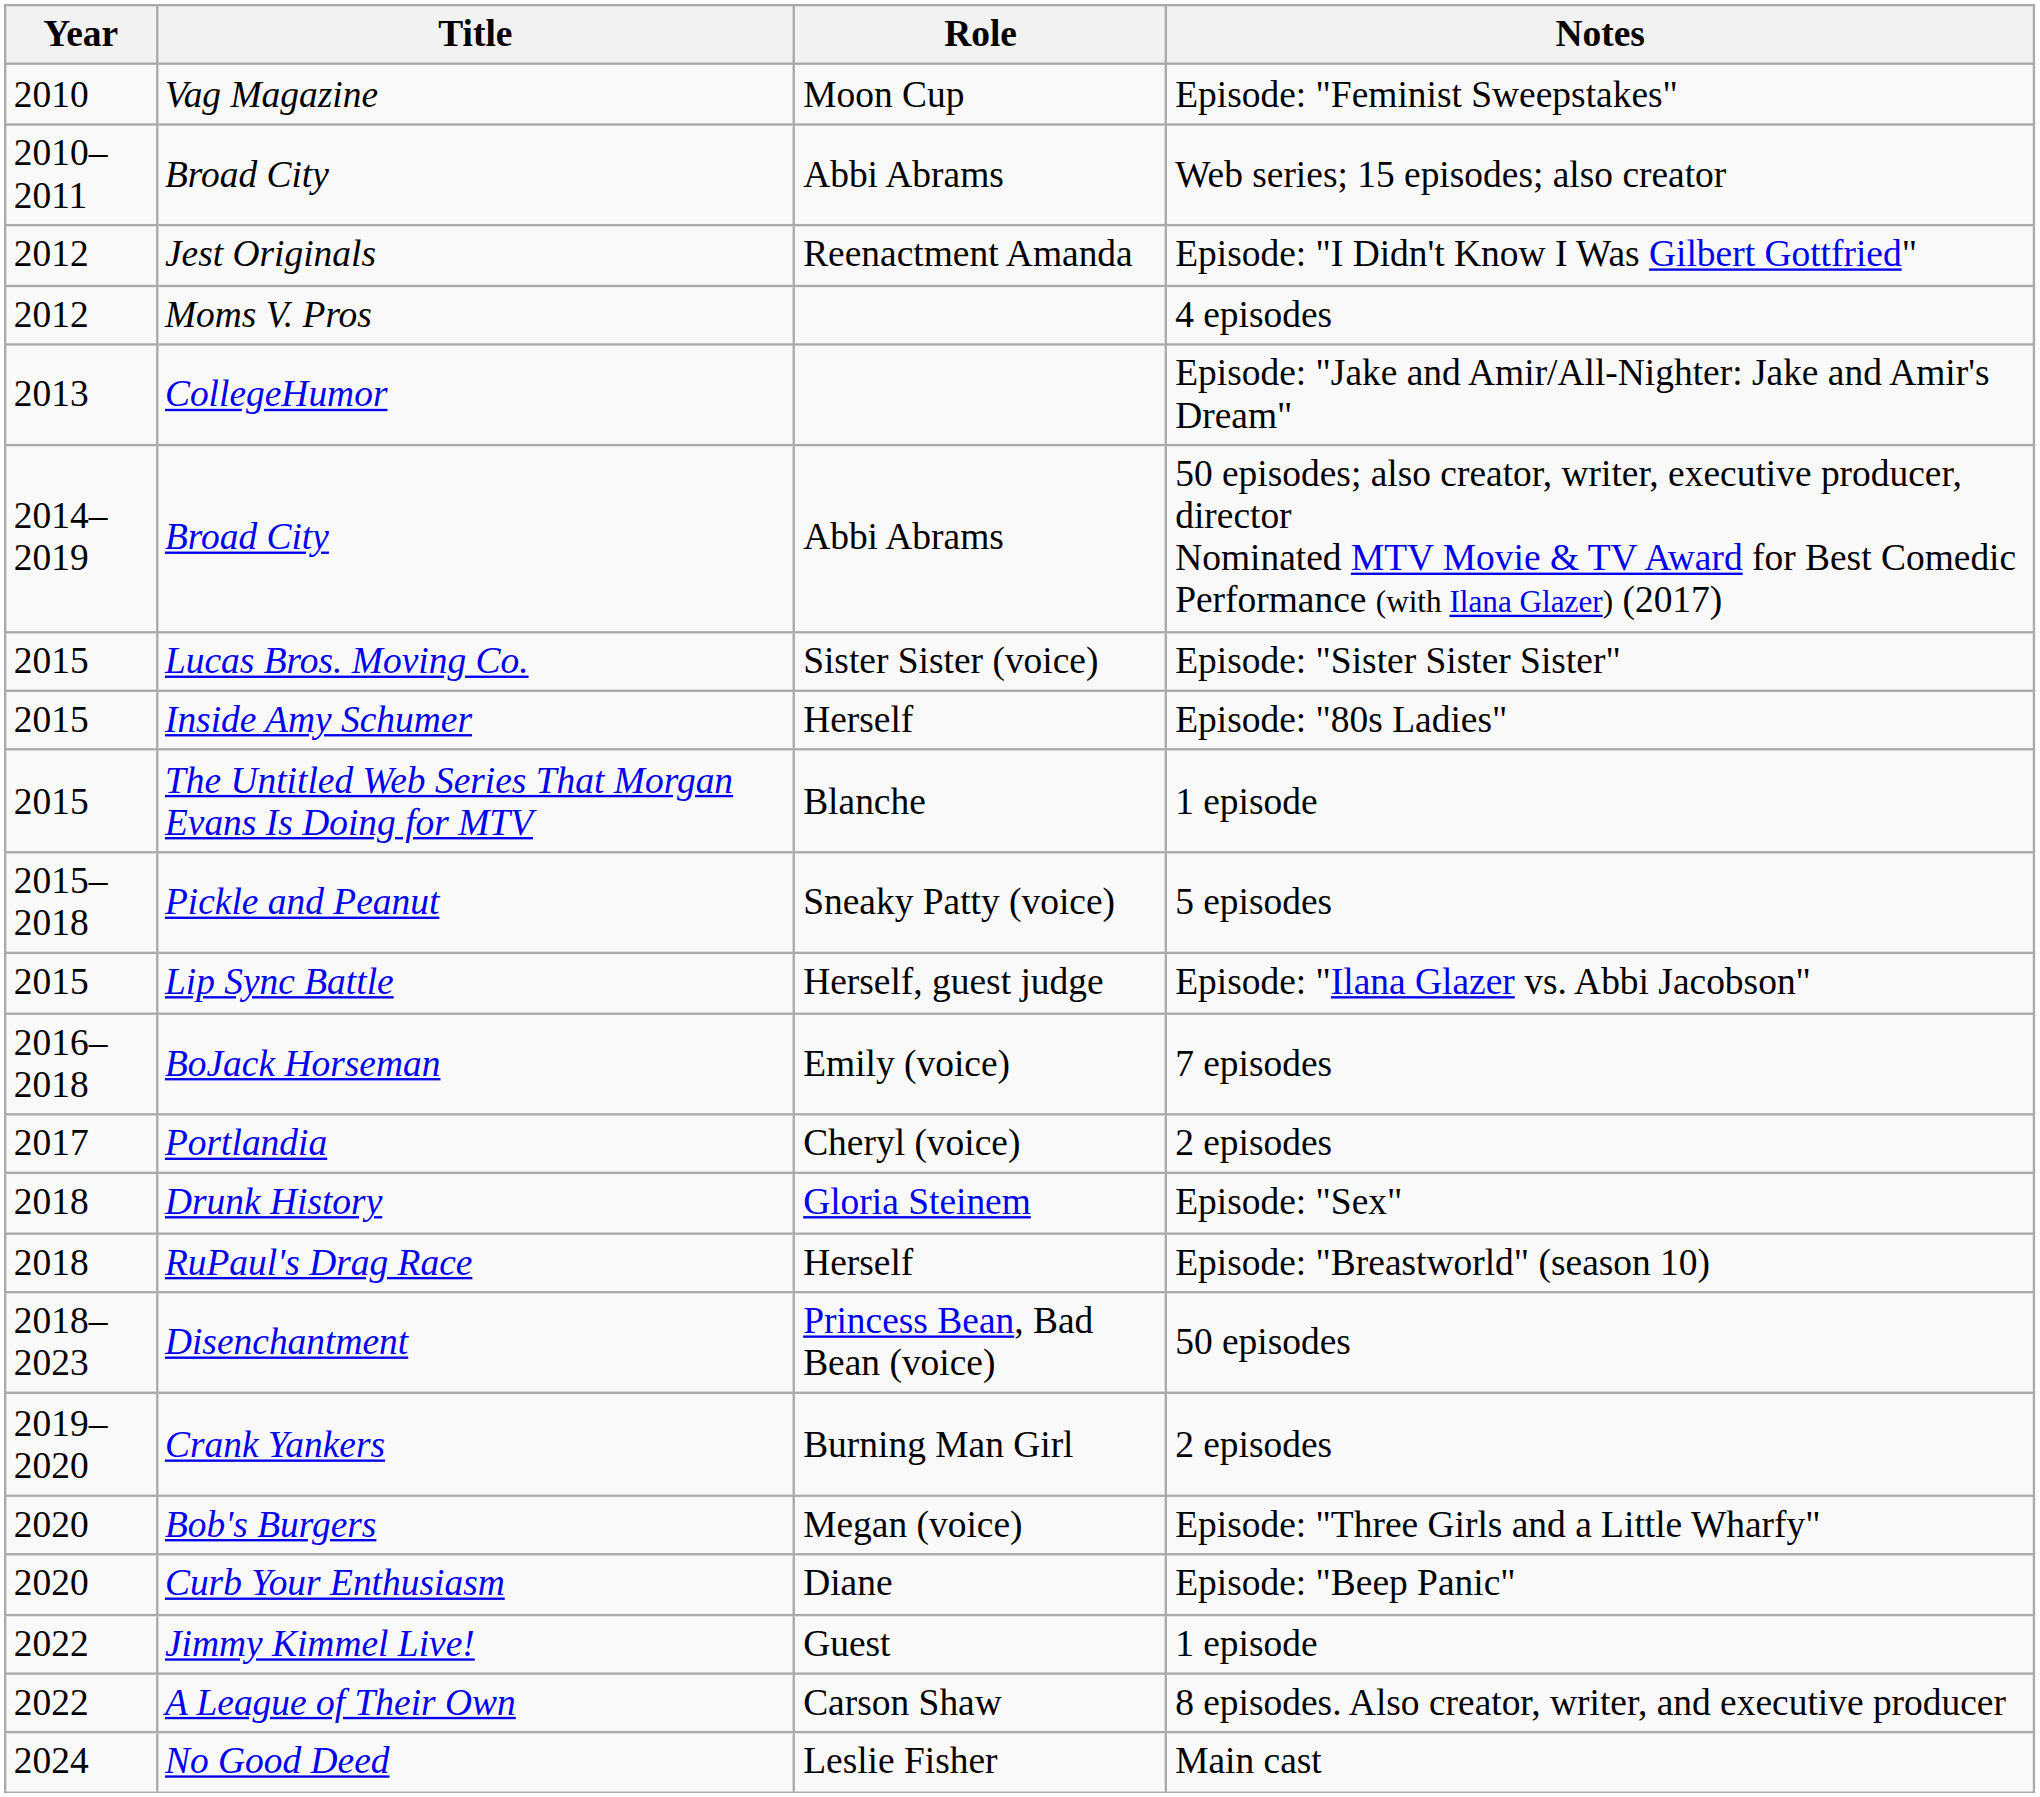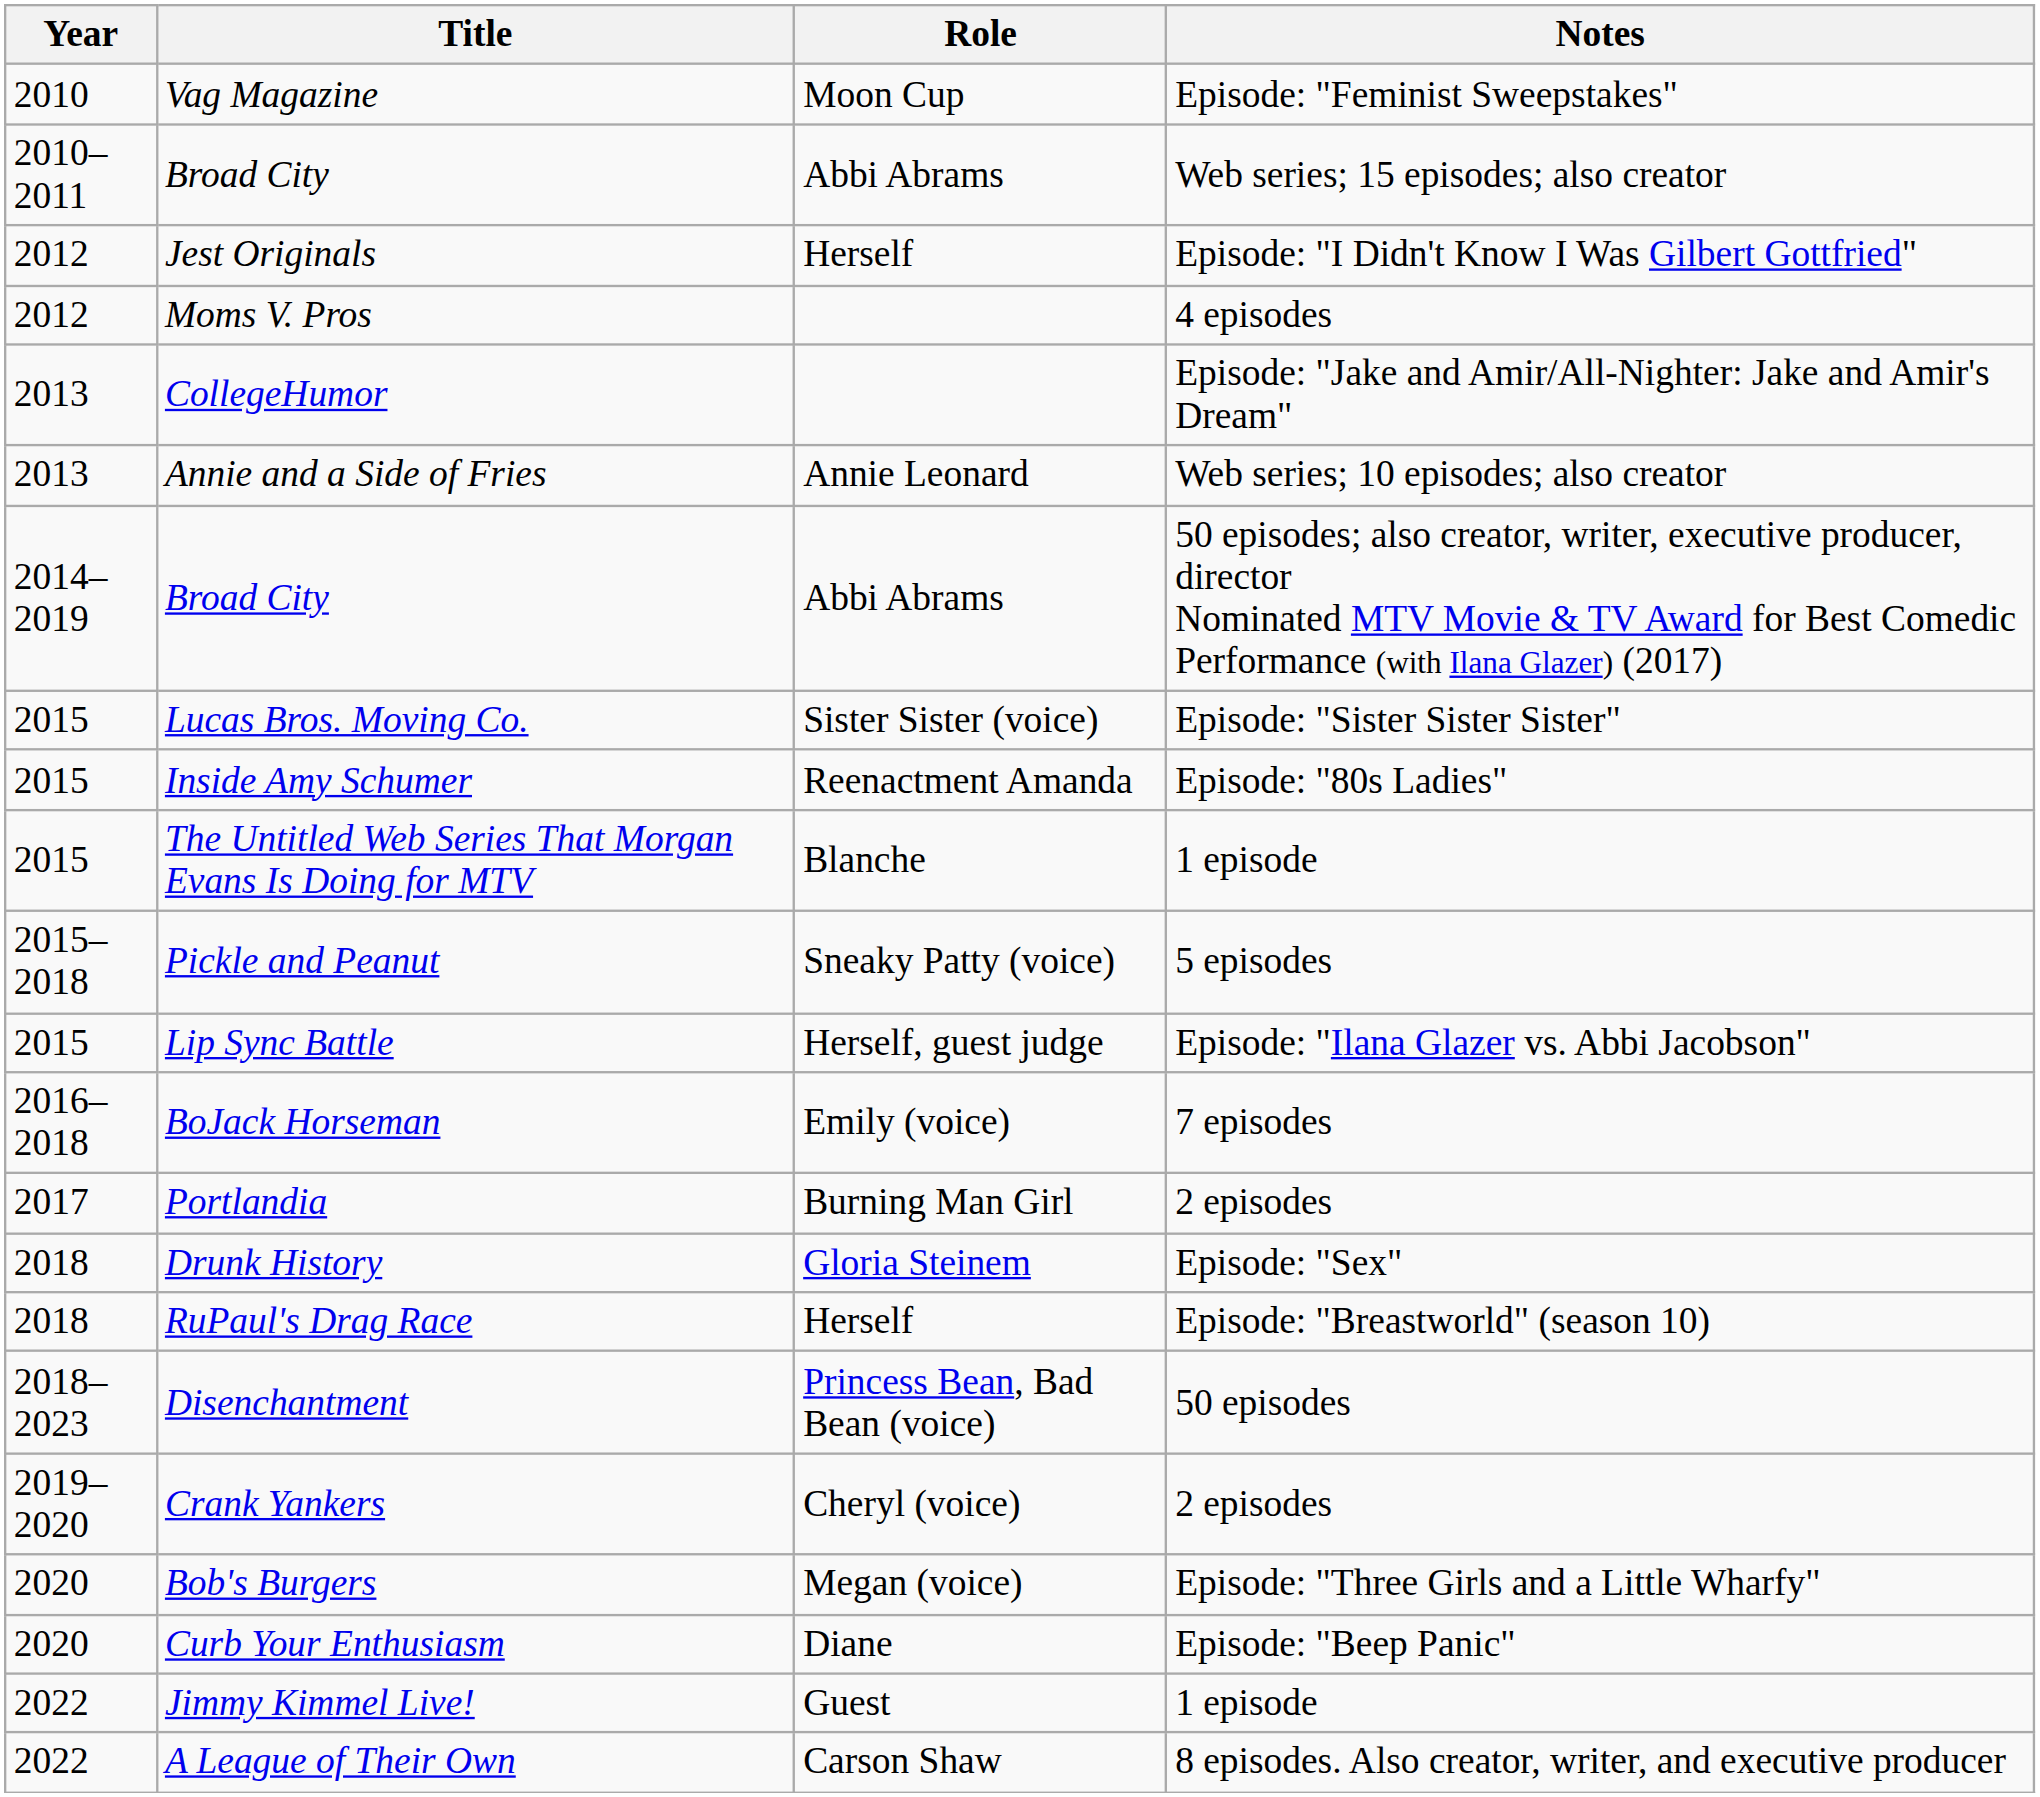(968, 254) Reenactment Amanda -> (858, 254) Herself
+ row: (356, 474)
(858, 719) Herself -> (968, 779) Reenactment Amanda
(912, 1143) Cheryl (voice) -> (938, 1202) Burning Man Girl
(938, 1443) Burning Man Girl -> (912, 1503) Cheryl (voice)
- row: (277, 1761)
